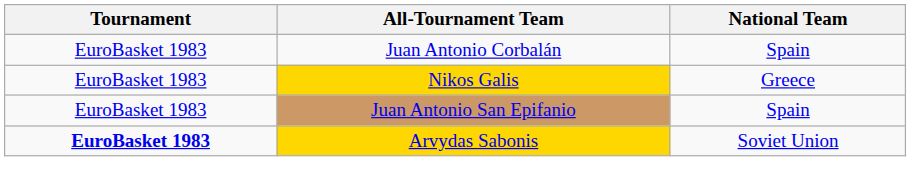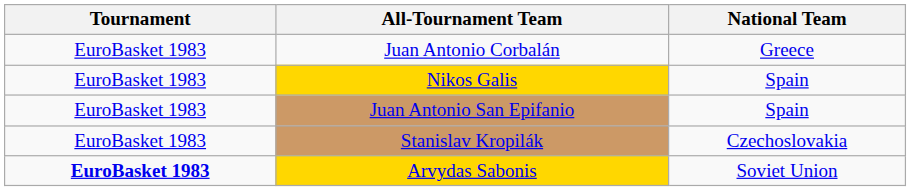(788, 49) Spain -> (787, 49) Greece
(788, 79) Greece -> (787, 79) Spain
+ row: (472, 140)
